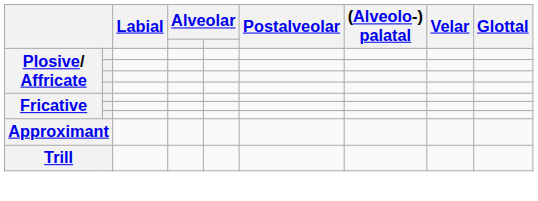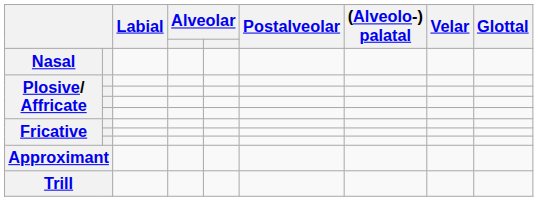+ row: (54, 61)
